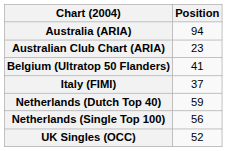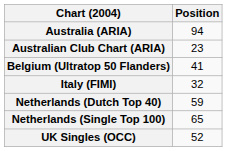(197, 84) 37 -> (197, 84) 32
(197, 119) 56 -> (197, 119) 65
